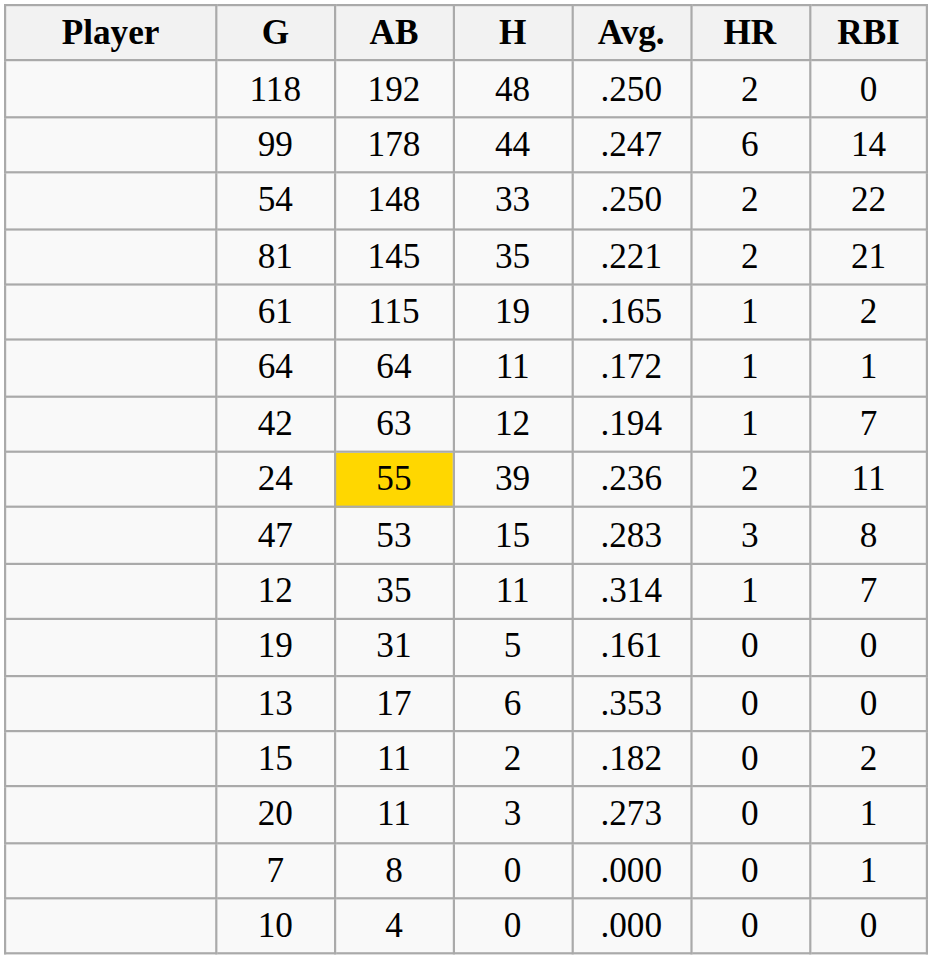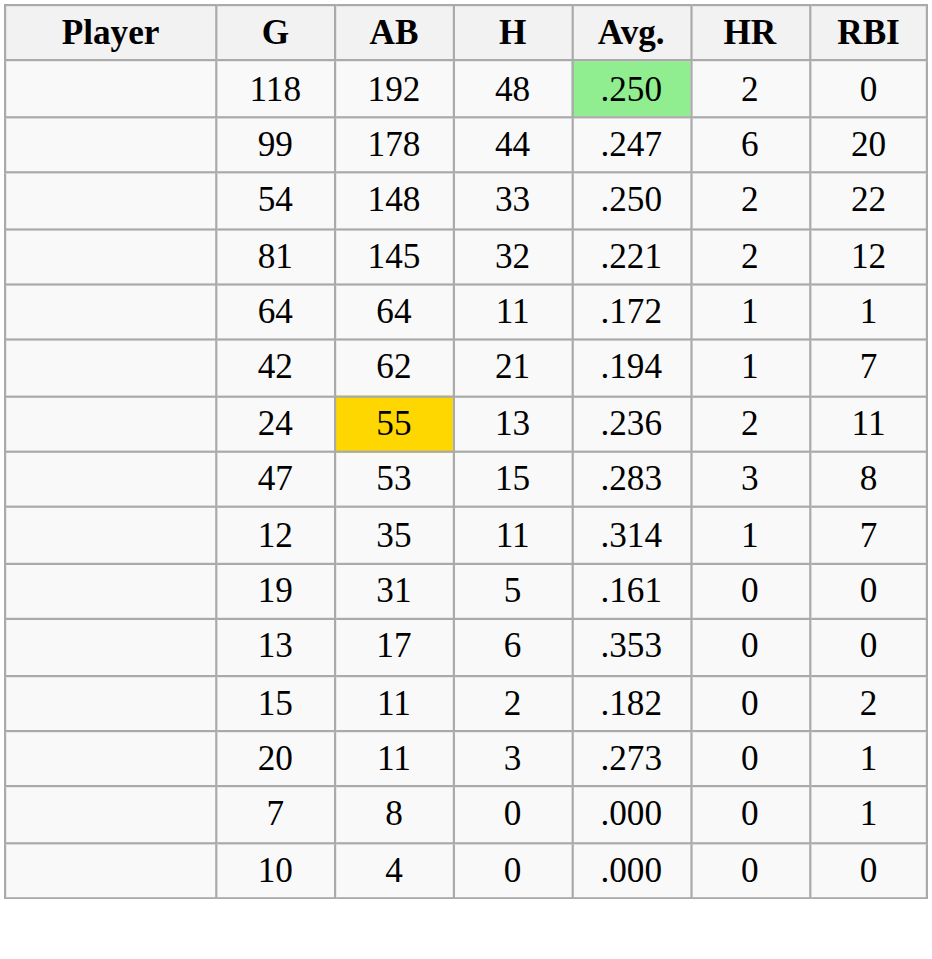(631, 88) no background -> (631, 88) lightgreen background
(869, 144) 14 -> (869, 144) 20
(513, 255) 35 -> (513, 255) 32
(869, 255) 21 -> (869, 255) 12
- row: (275, 311)
(394, 423) 63 -> (394, 367) 62
(513, 423) 12 -> (513, 367) 21
(513, 479) 39 -> (513, 423) 13
